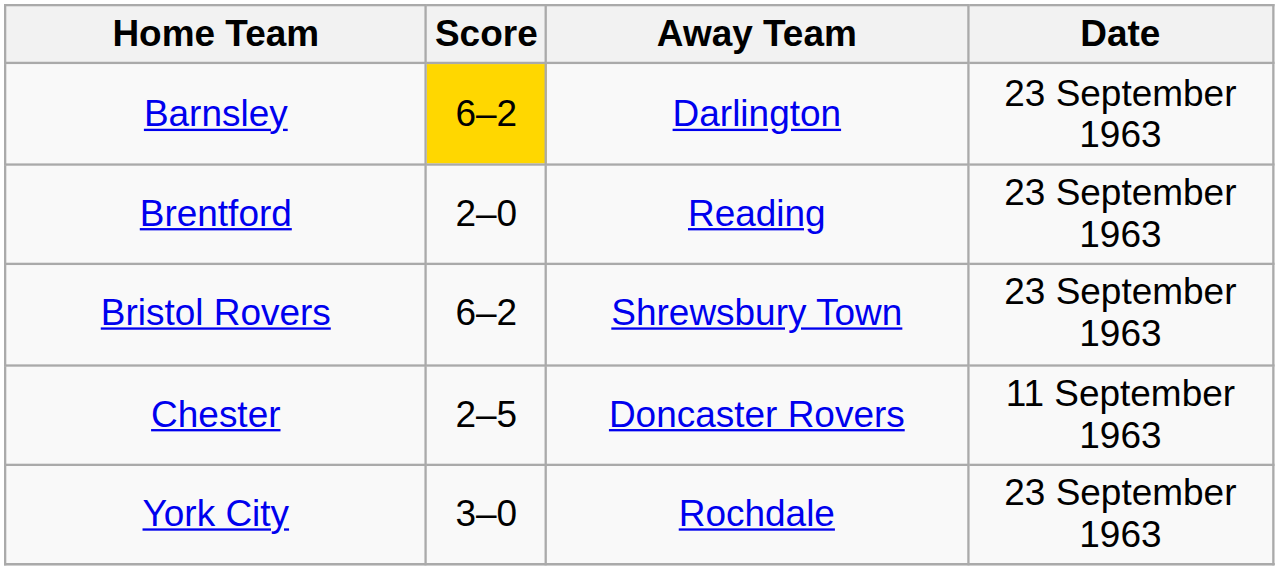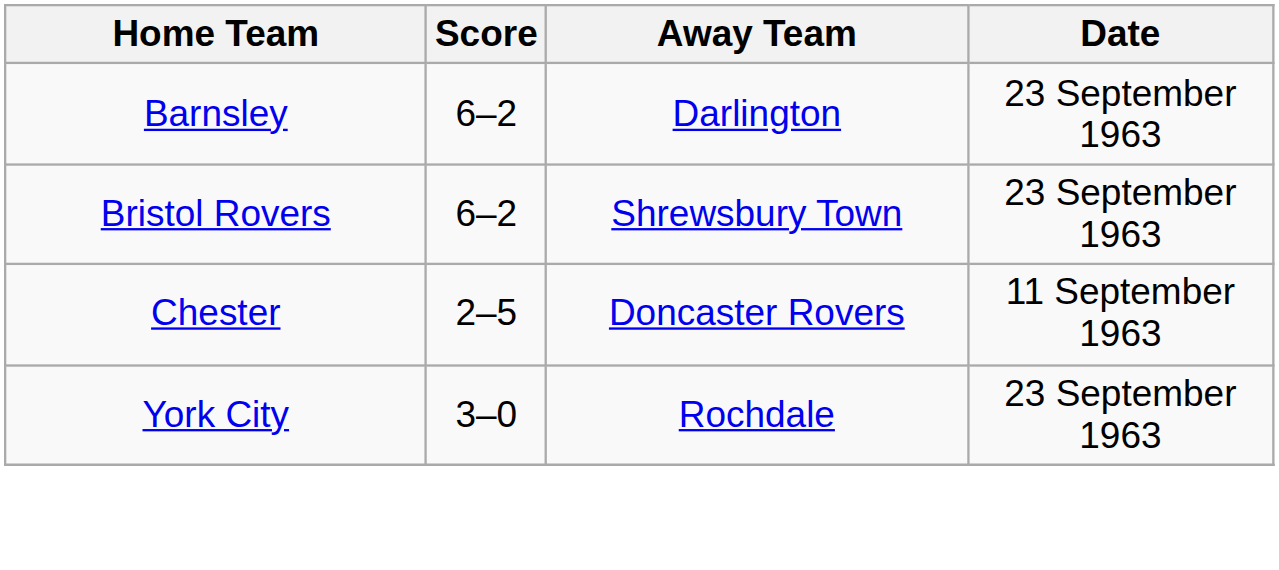(486, 113) gold background -> (486, 113) no background
- row: (216, 213)
